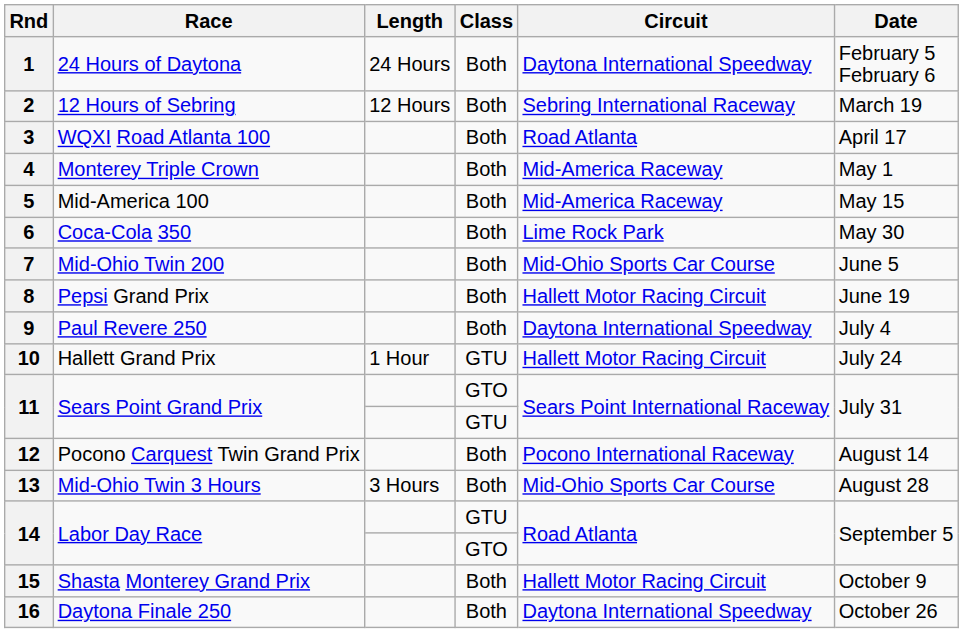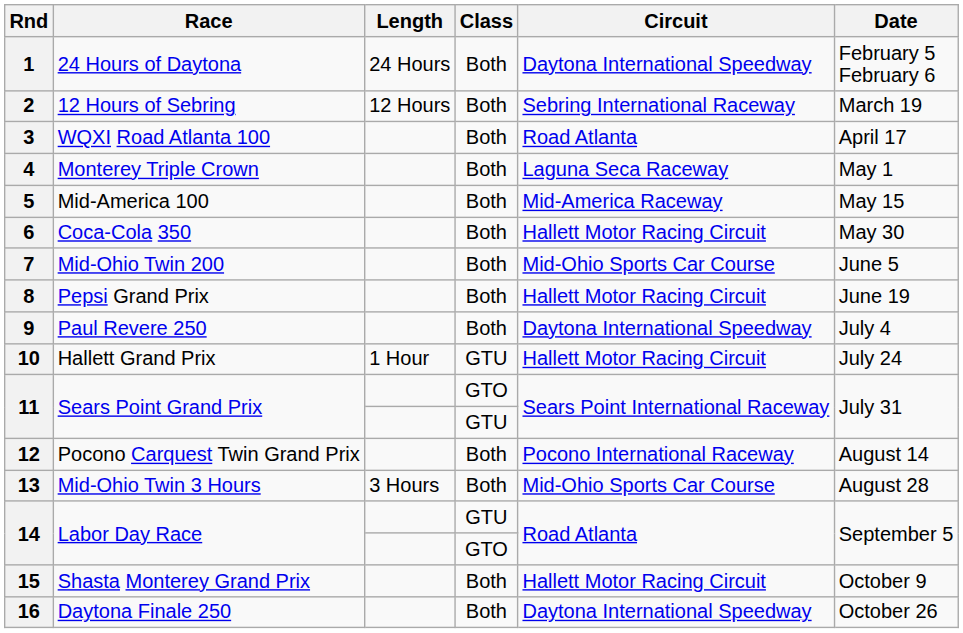(623, 170) Mid-America Raceway -> (625, 170) Laguna Seca Raceway
(593, 233) Lime Rock Park -> (644, 233) Hallett Motor Racing Circuit
